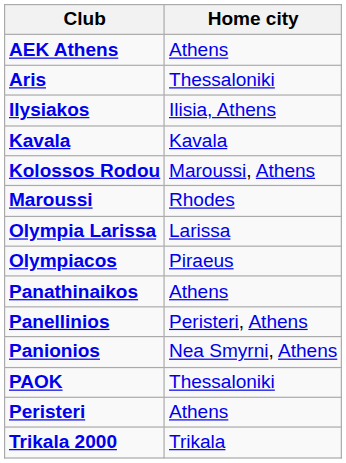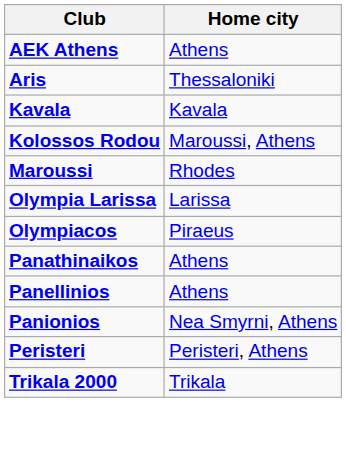- row: (49, 110)
(238, 321) Peristeri, Athens -> (199, 291) Athens
- row: (36, 381)
(199, 412) Athens -> (238, 351) Peristeri, Athens
